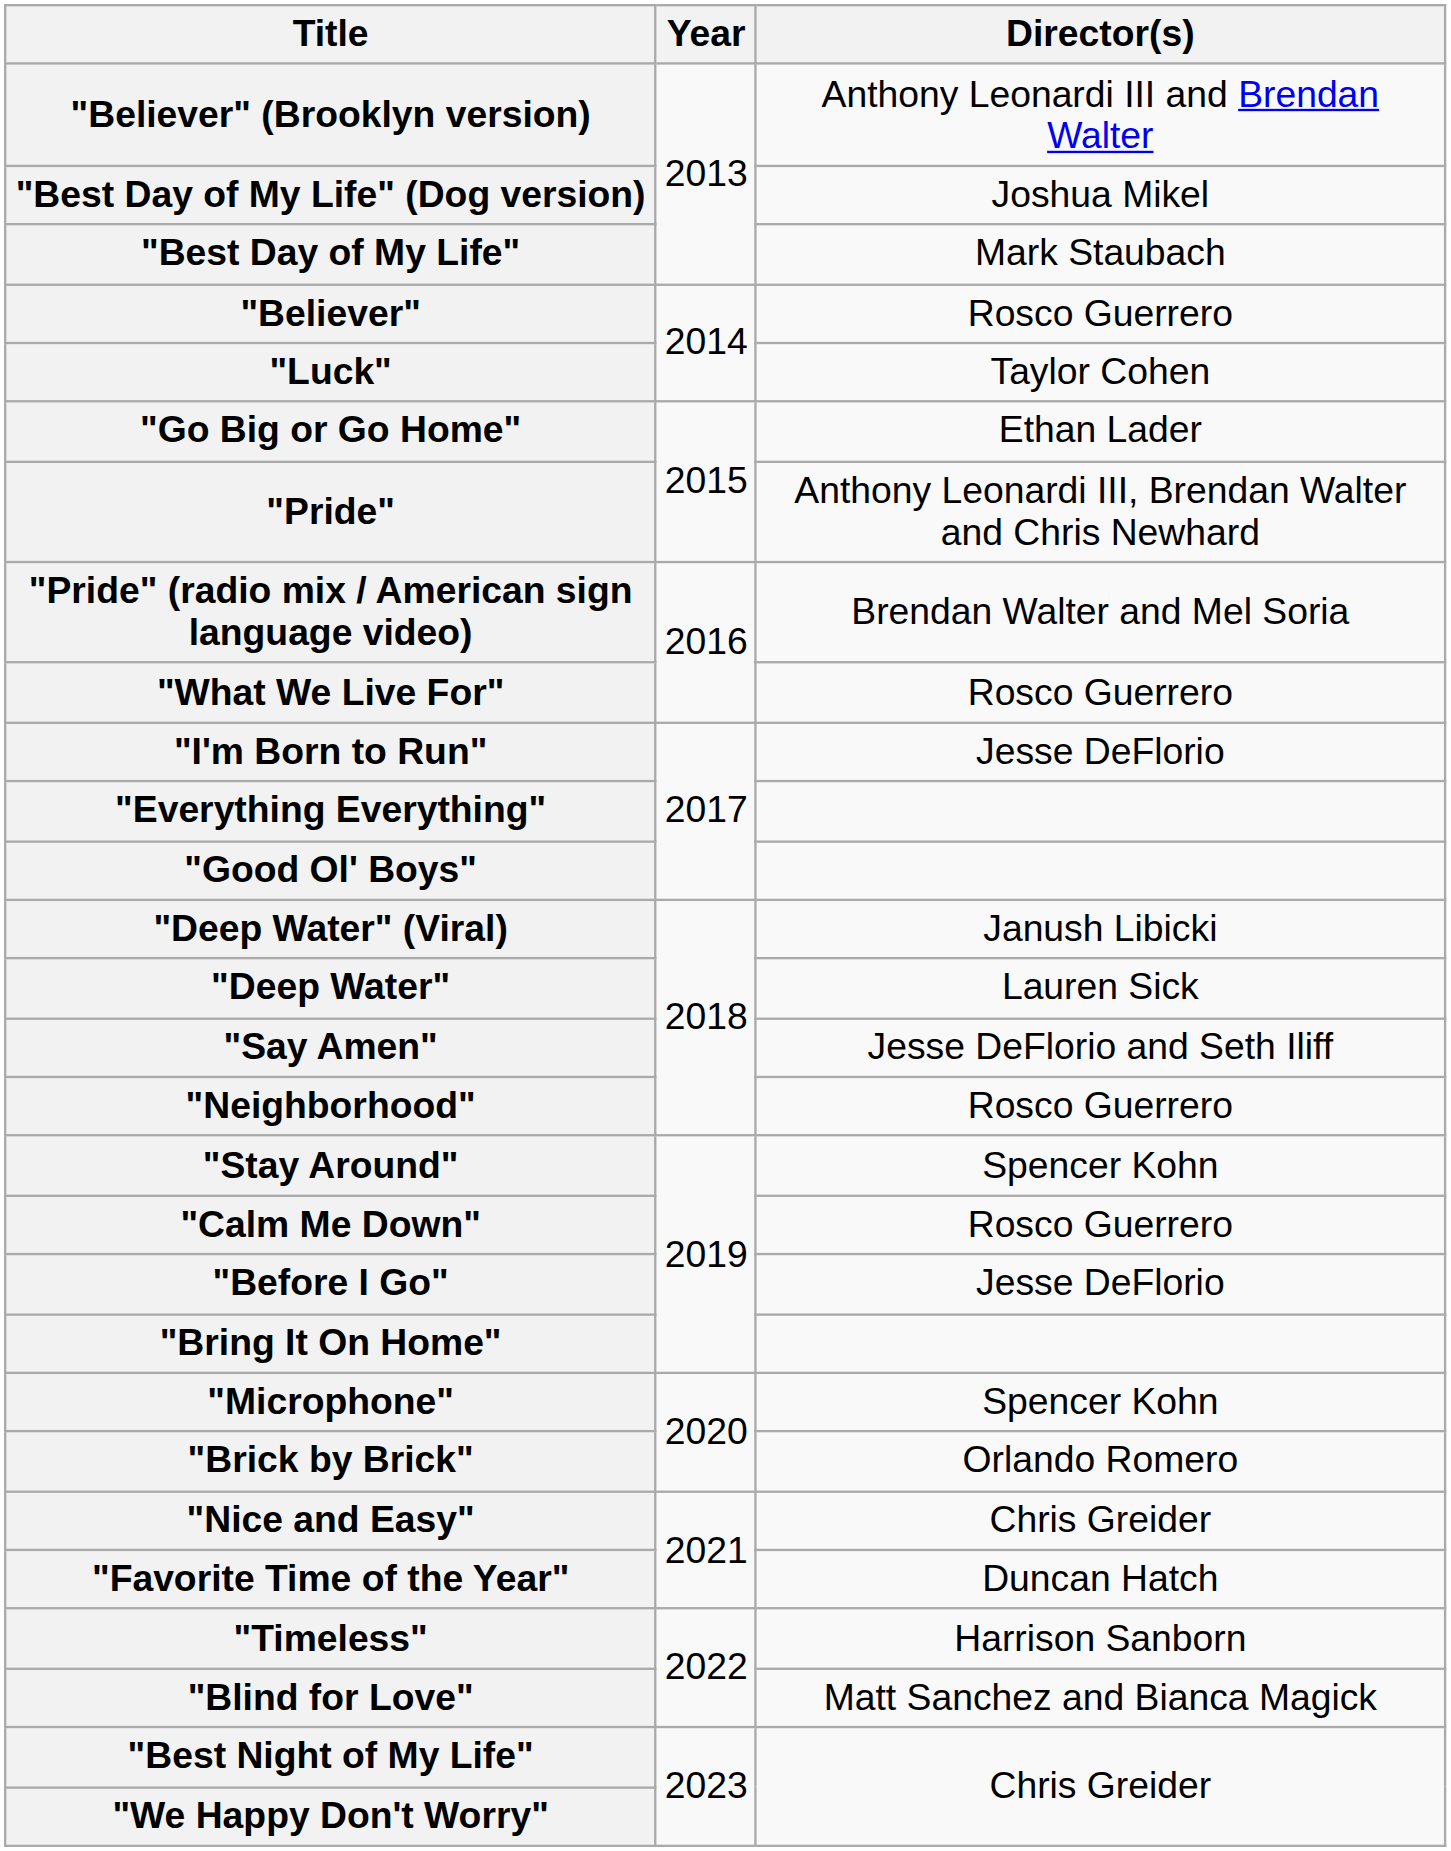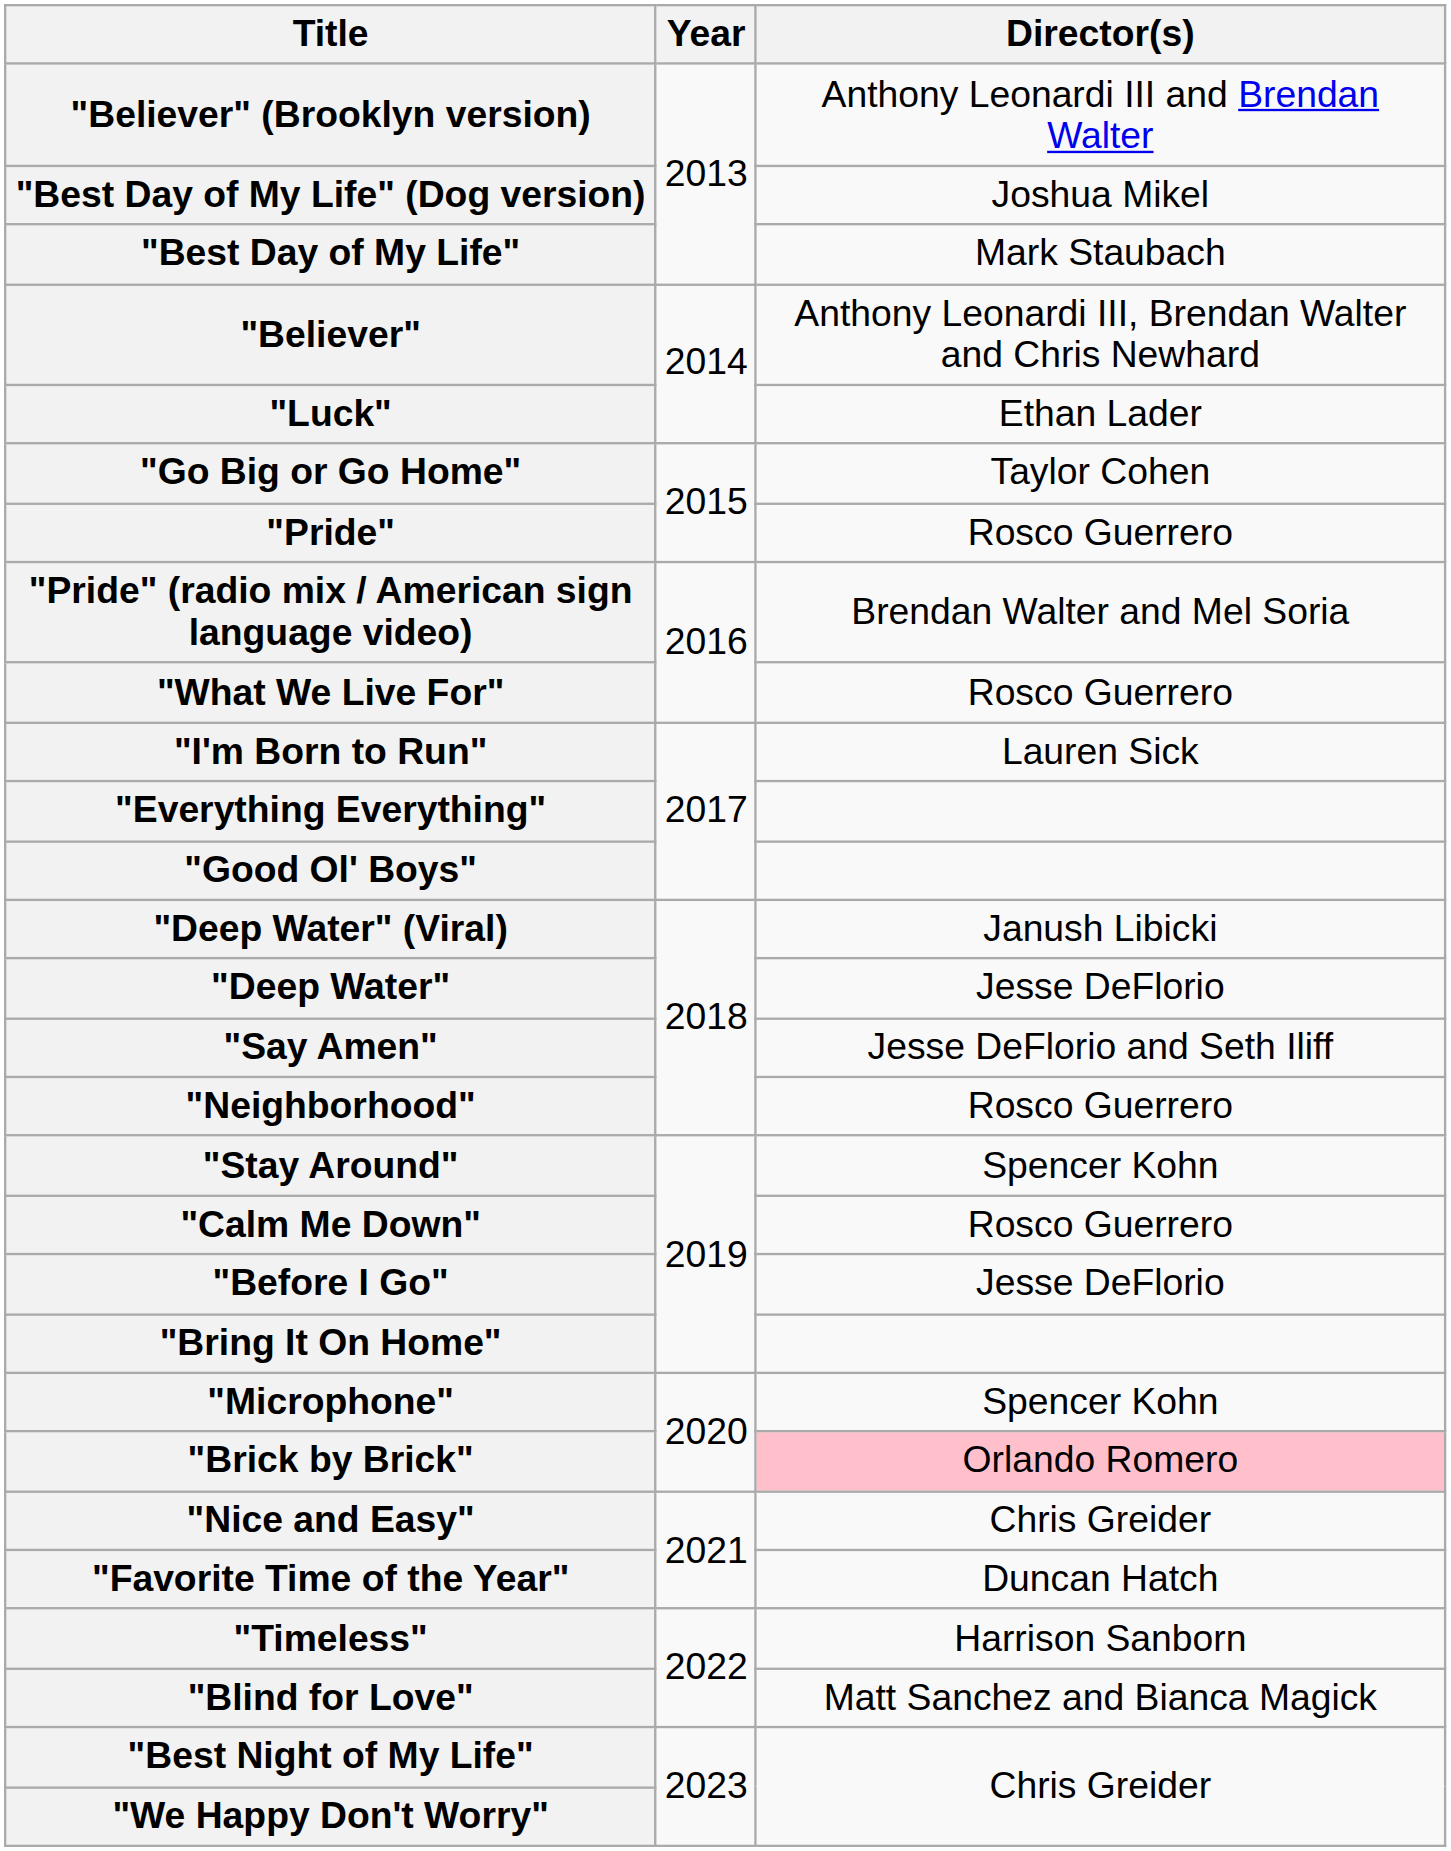(1100, 312) Rosco Guerrero -> (1100, 333) Anthony Leonardi III, Brendan Walter and Chris Newhard
(1100, 371) Taylor Cohen -> (1100, 413) Ethan Lader
(1100, 430) Ethan Lader -> (1100, 472) Taylor Cohen
(1100, 510) Anthony Leonardi III, Brendan Walter and Chris Newhard -> (1100, 531) Rosco Guerrero
(1100, 751) Jesse DeFlorio -> (1100, 751) Lauren Sick
(1100, 987) Lauren Sick -> (1100, 987) Jesse DeFlorio
(1100, 1460) no background -> (1100, 1460) pink background
